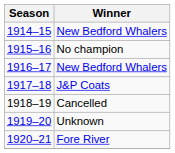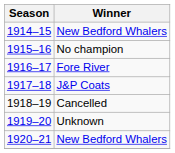(112, 67) New Bedford Whalers -> (83, 67) Fore River
(83, 139) Fore River -> (112, 139) New Bedford Whalers
